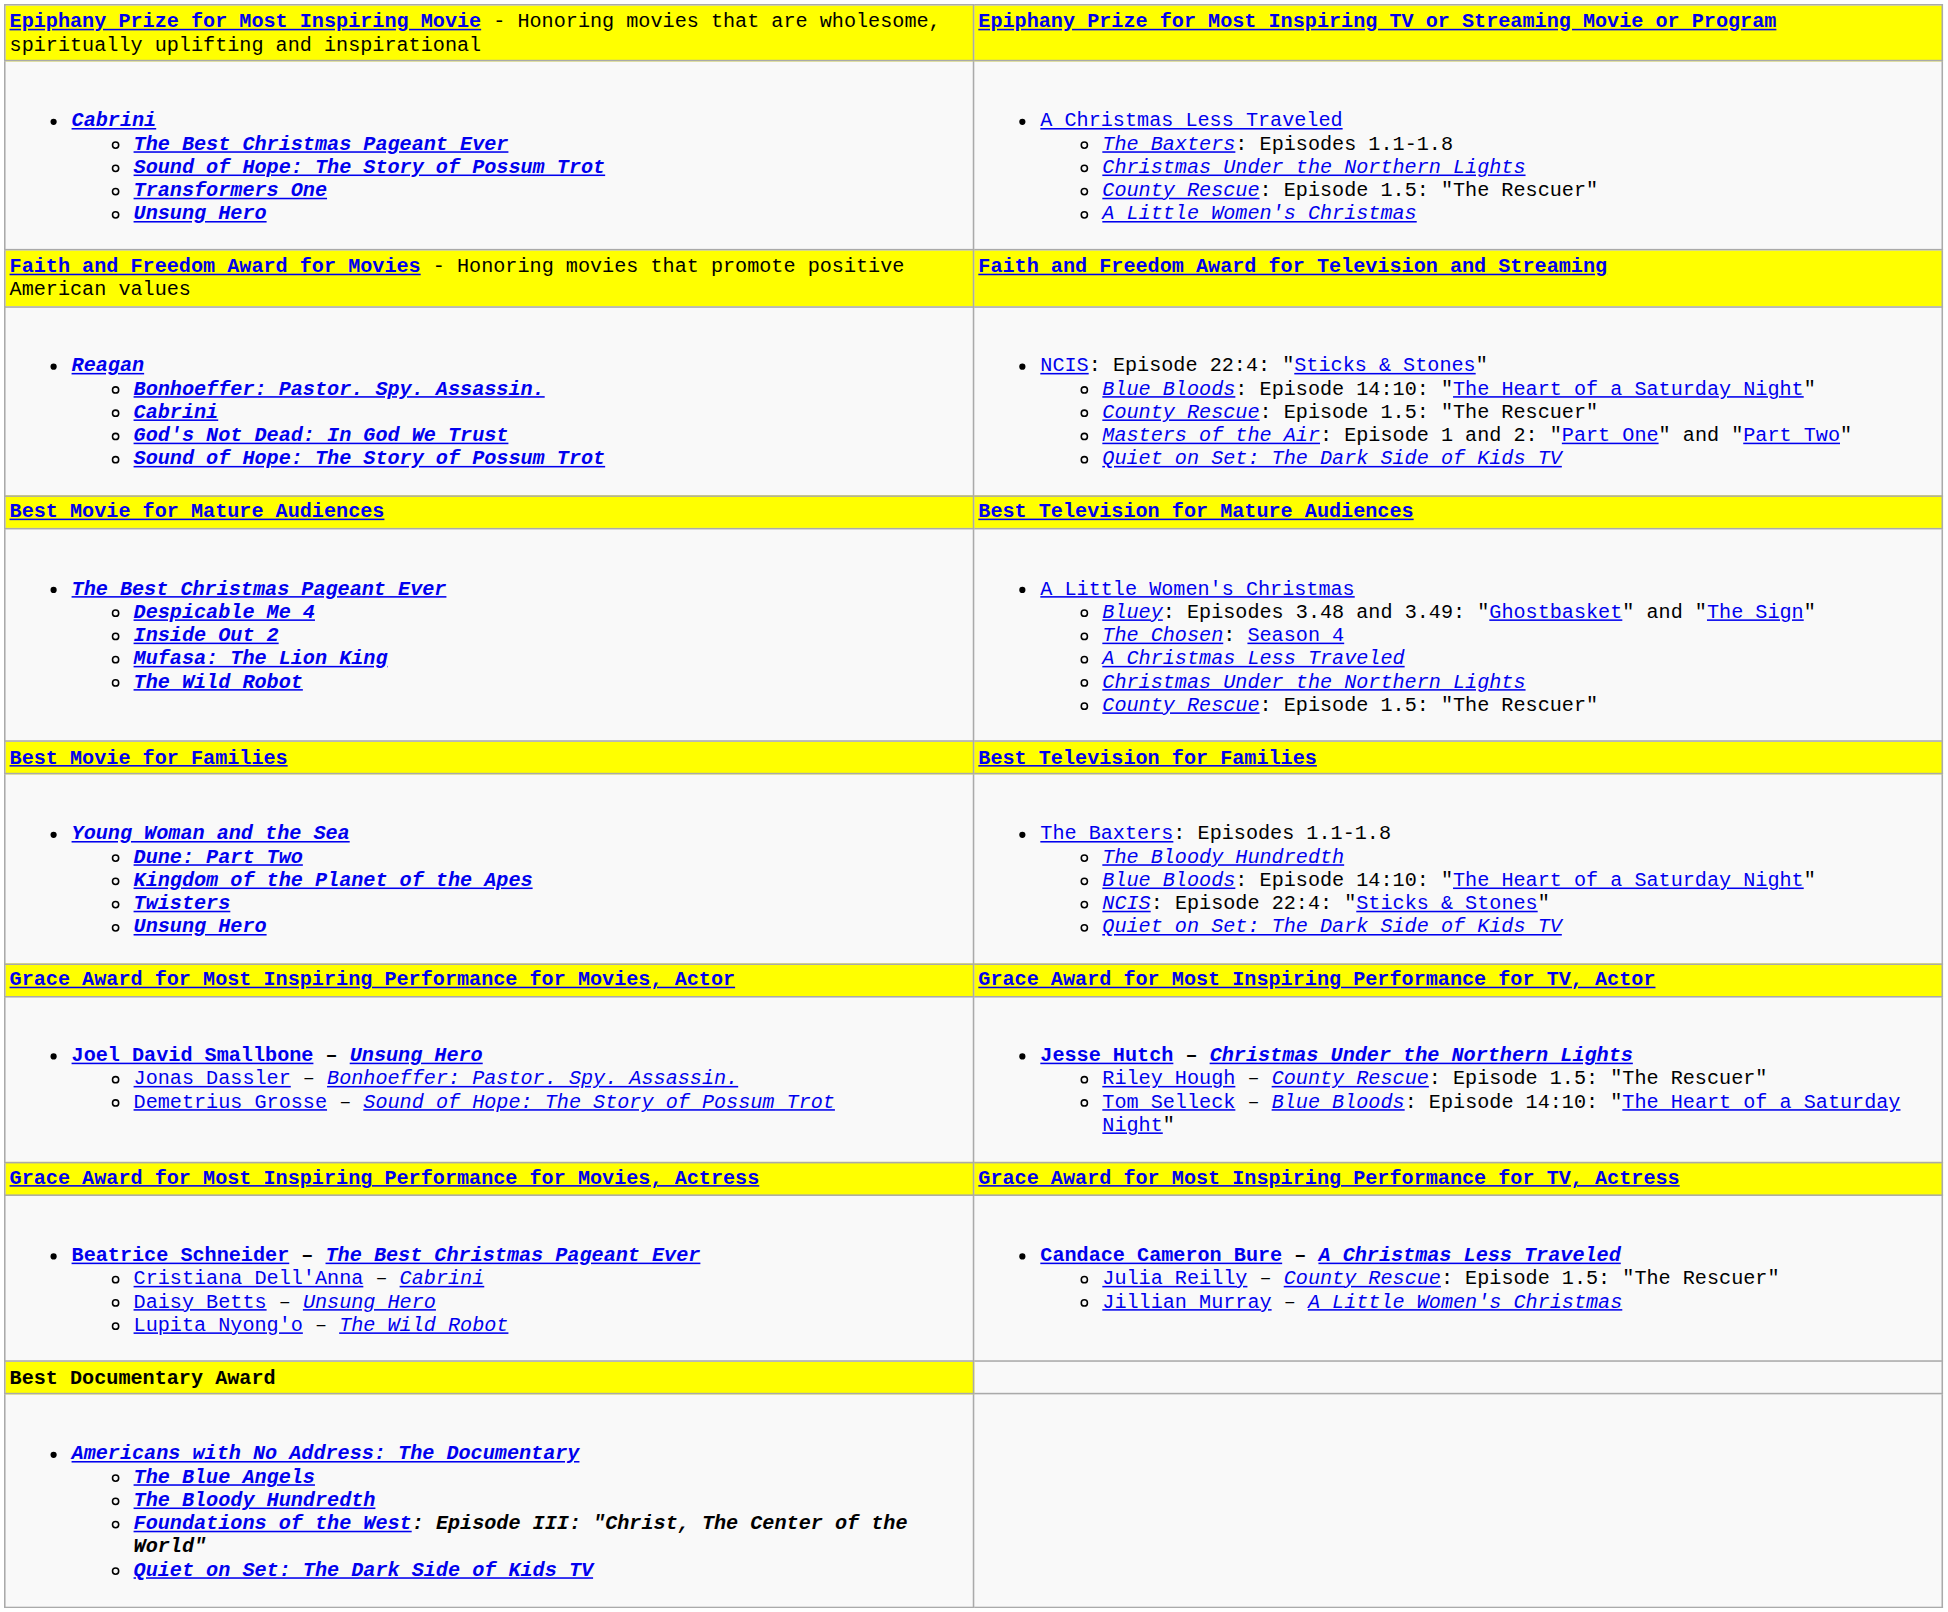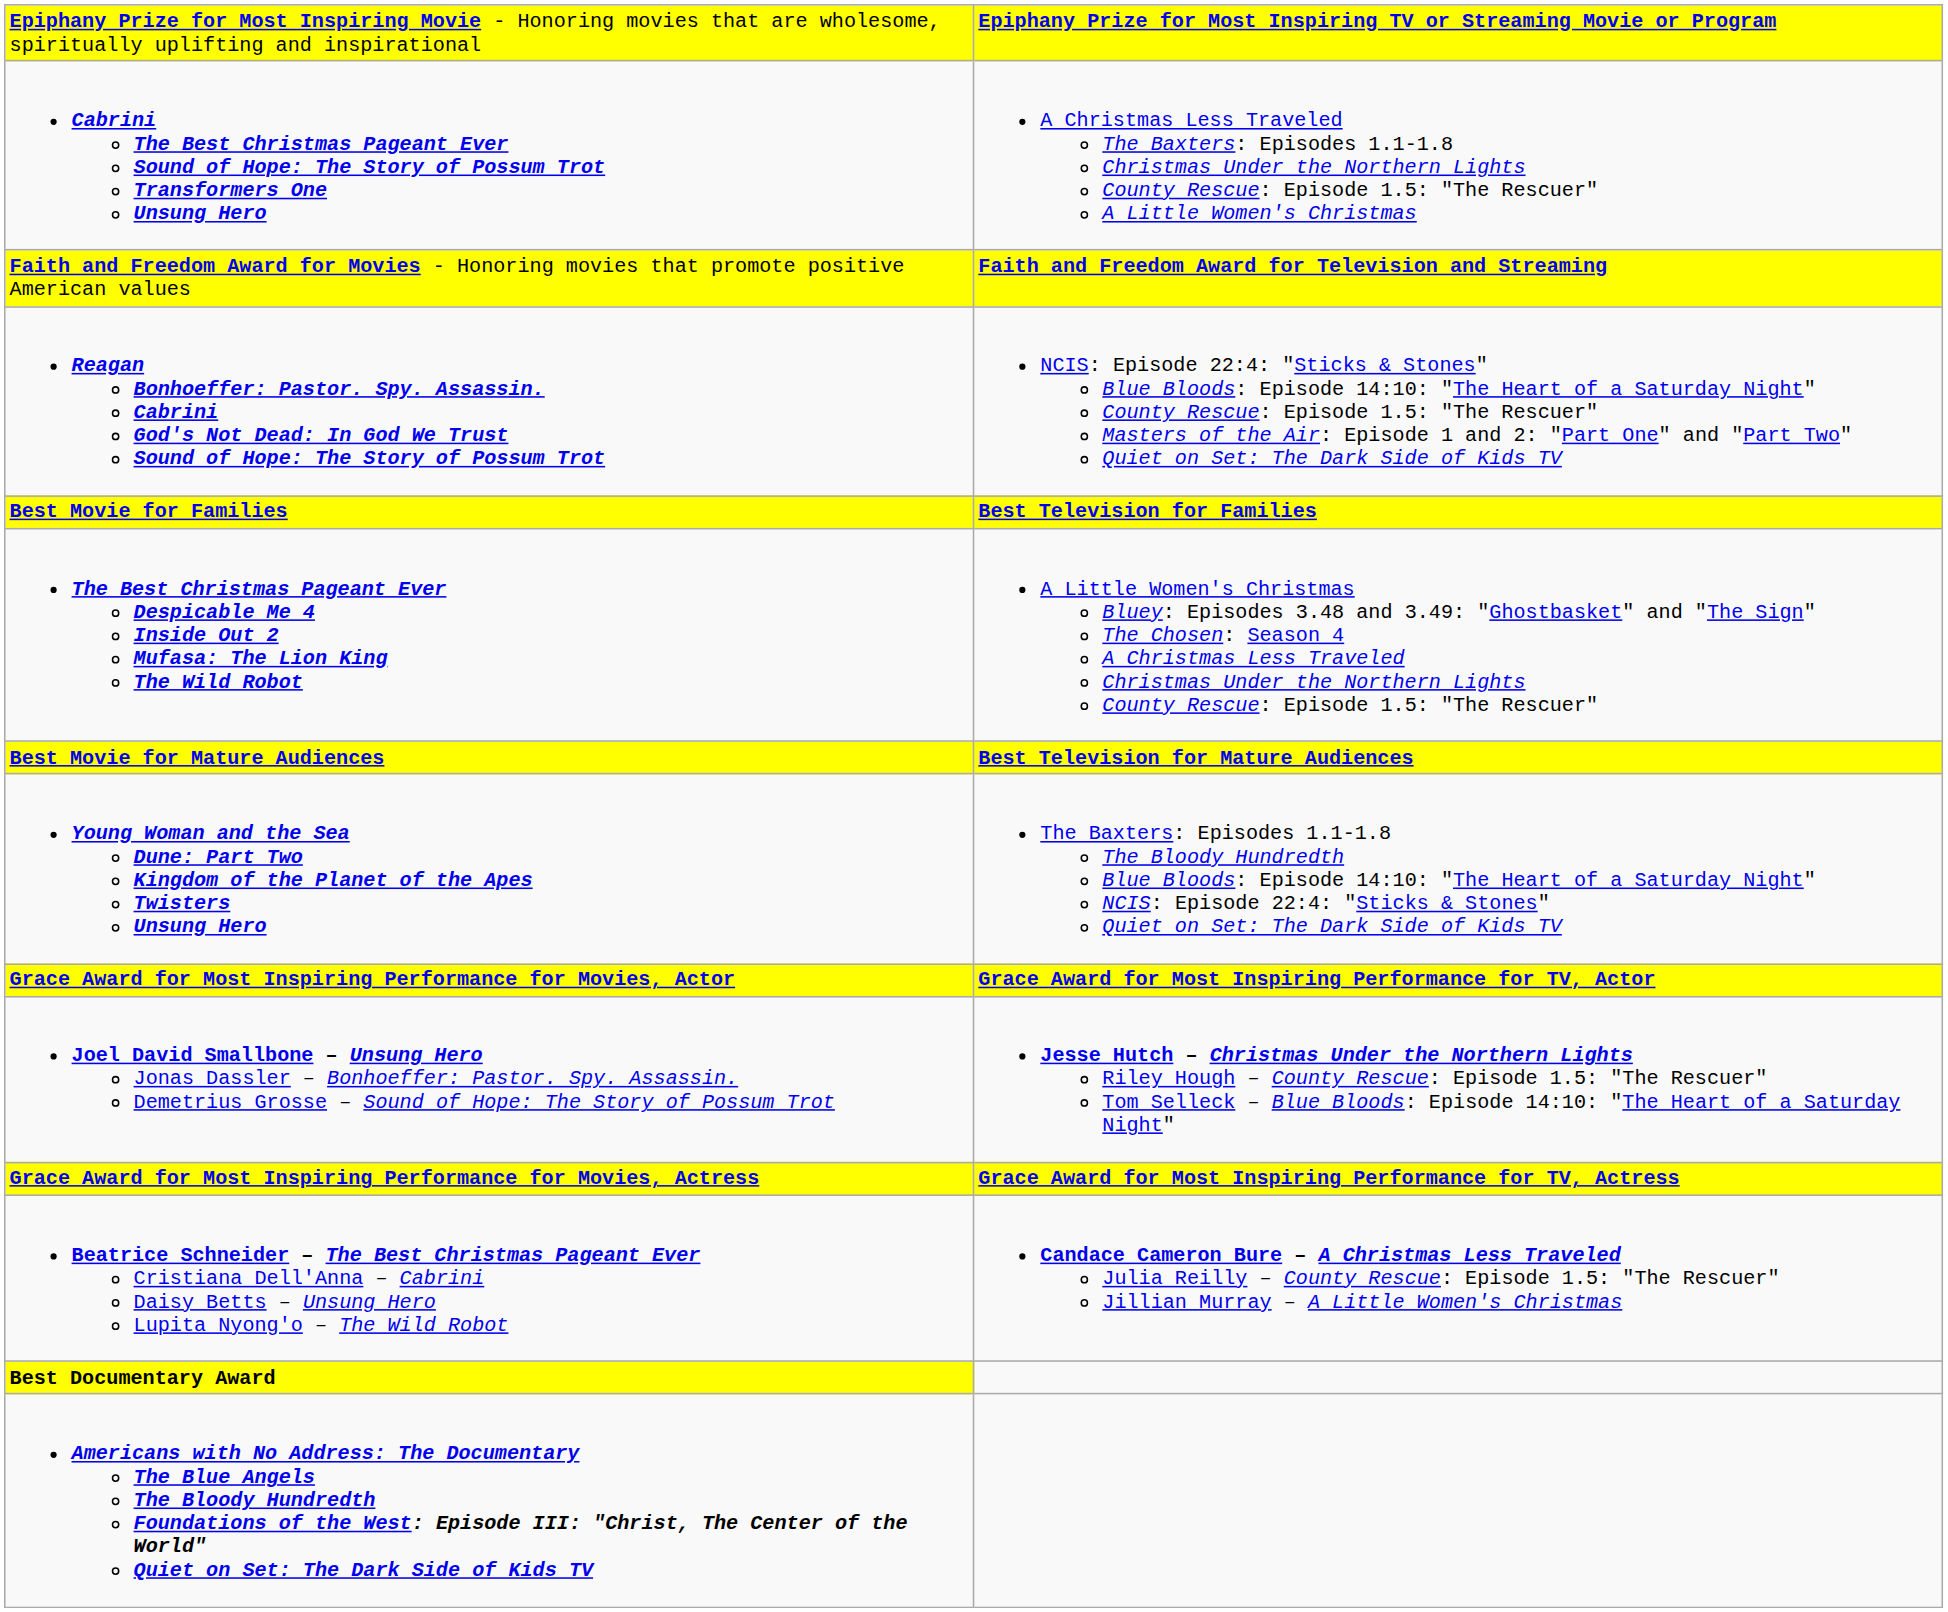rows swapped: (149, 758) <-> (197, 512)
